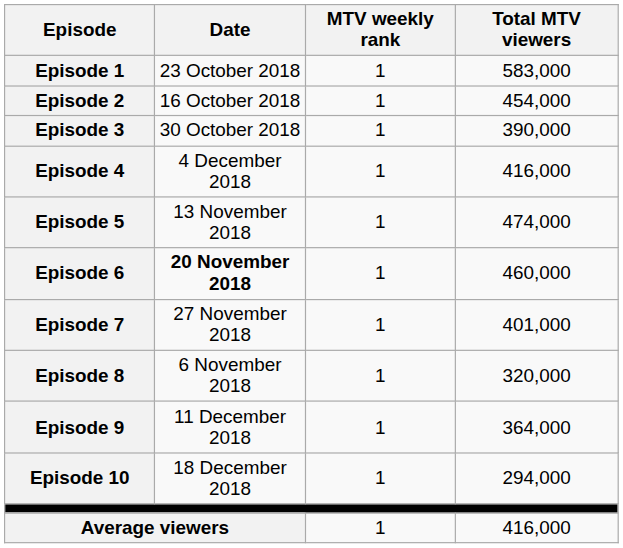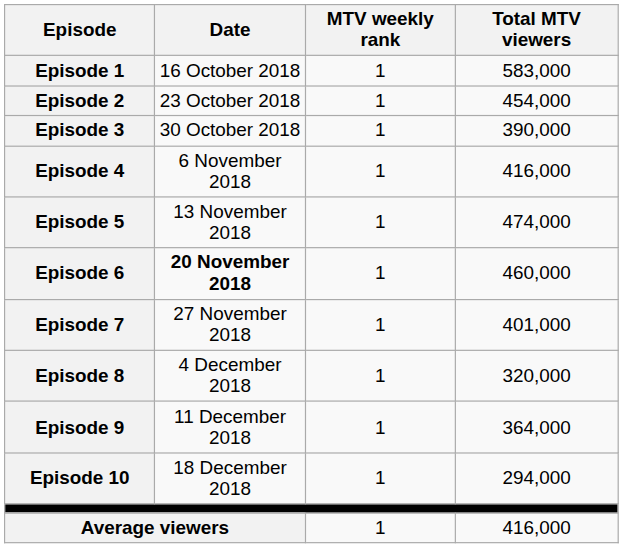(230, 70) 23 October 2018 -> (230, 70) 16 October 2018
(230, 100) 16 October 2018 -> (230, 100) 23 October 2018
(230, 171) 4 December 2018 -> (230, 171) 6 November 2018
(230, 375) 6 November 2018 -> (230, 375) 4 December 2018
